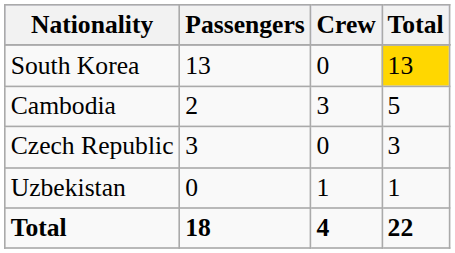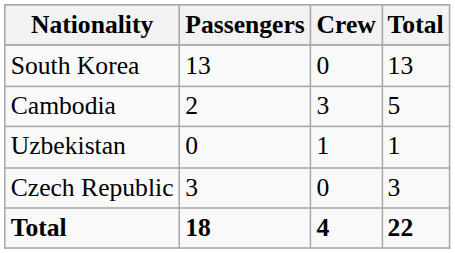(400, 65) gold background -> (400, 65) no background
rows swapped: (92, 146) <-> (68, 187)
